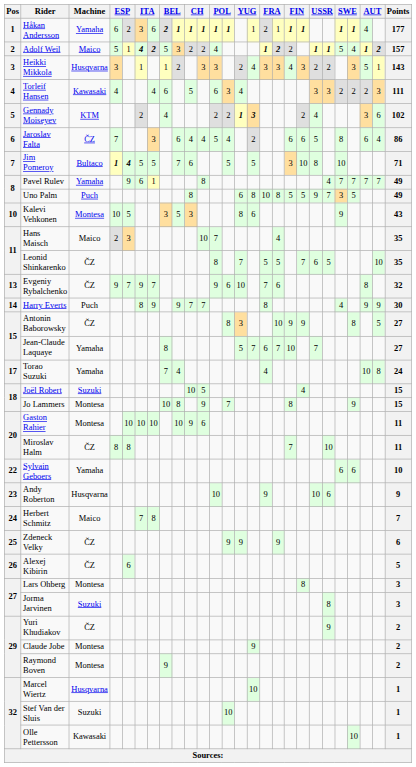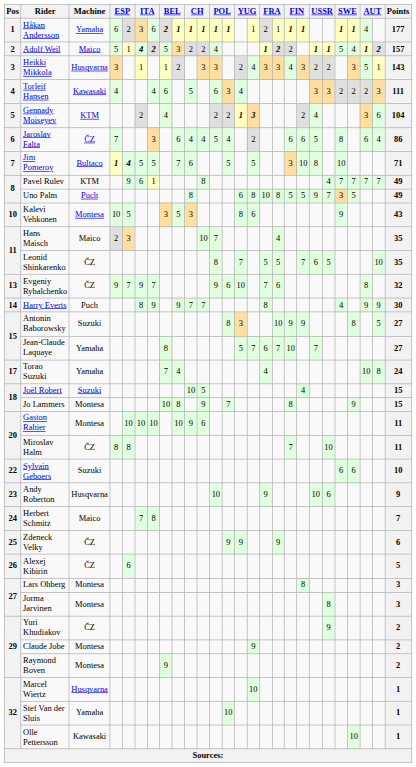(398, 115) 102 -> (398, 115) 104
(90, 182) Yamaha -> (90, 182) KTM
(90, 324) ČZ -> (90, 324) Suzuki
(90, 470) Yamaha -> (90, 470) Suzuki
(90, 604) Suzuki -> (90, 604) Montesa
(90, 713) Suzuki -> (90, 713) Yamaha
